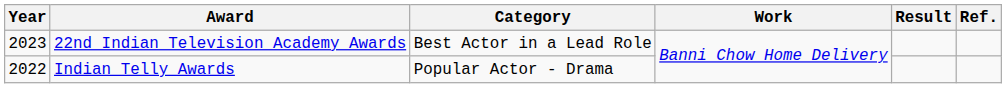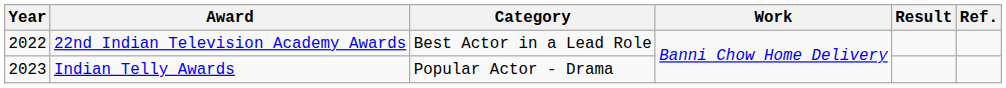(27, 43) 2023 -> (27, 43) 2022
(27, 69) 2022 -> (27, 69) 2023
